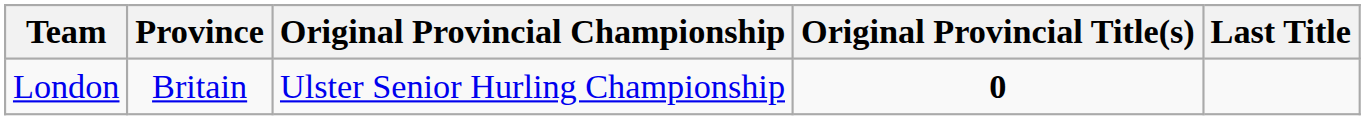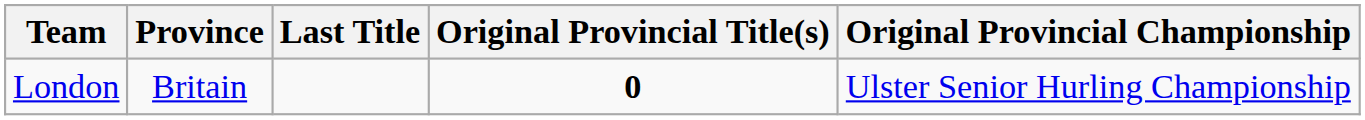columns swapped: (532, 31) <-> (1281, 31)
